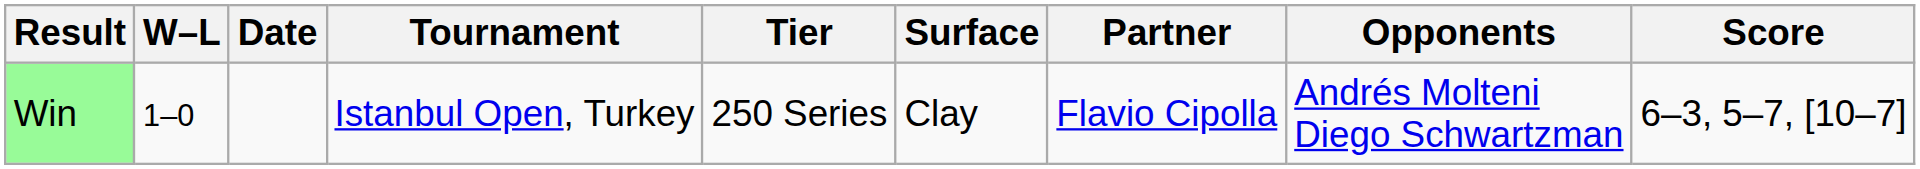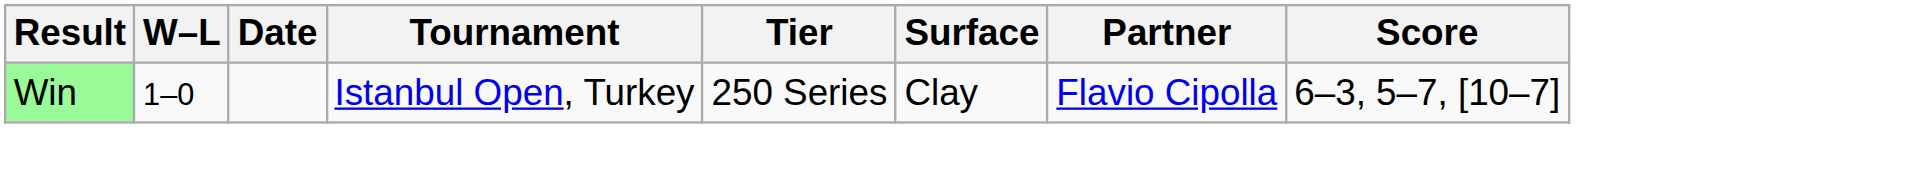- column: (1459, 33)
